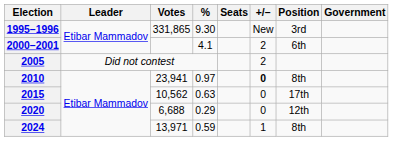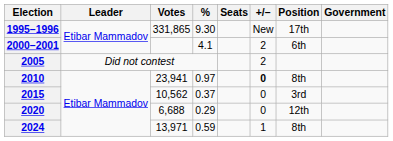(299, 29) 3rd -> (299, 29) 17th
(205, 95) 0.63 -> (205, 95) 0.37
(299, 95) 17th -> (299, 95) 3rd
